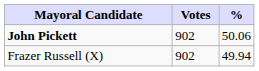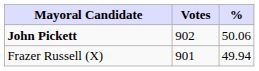(185, 55) 902 -> (185, 55) 901
